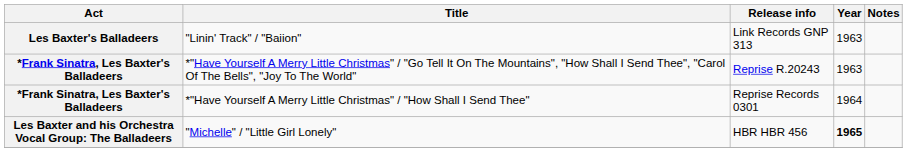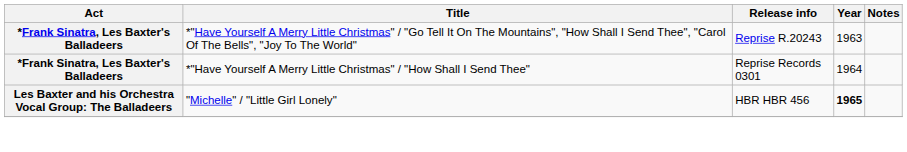- row: (243, 38)
